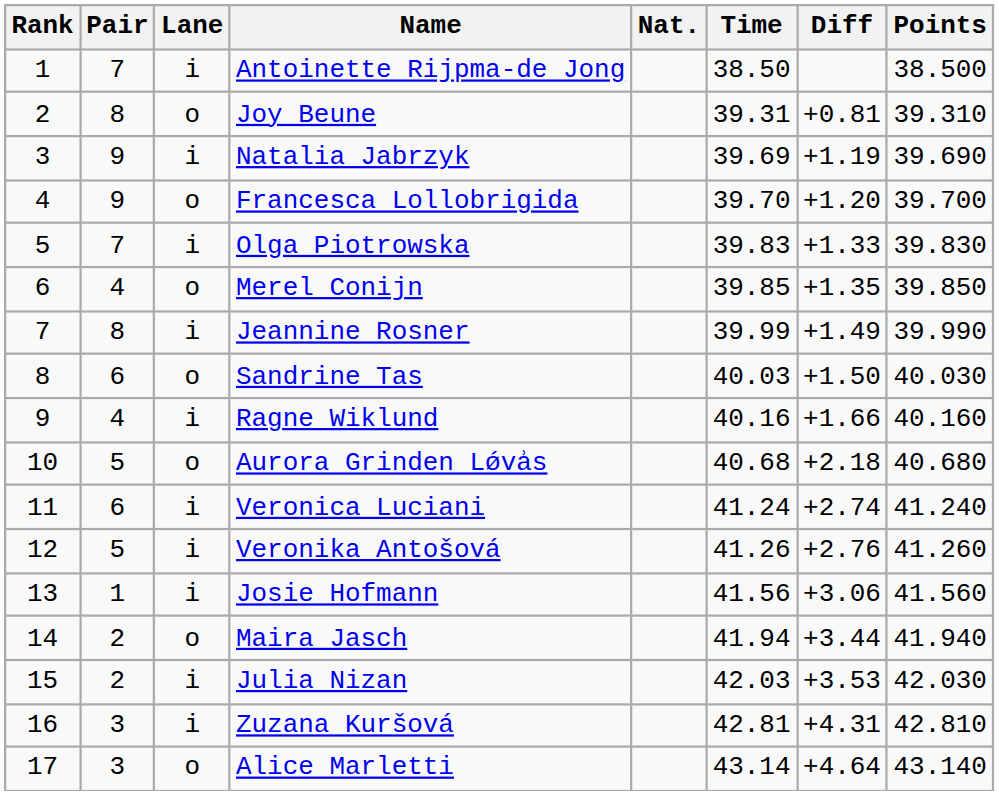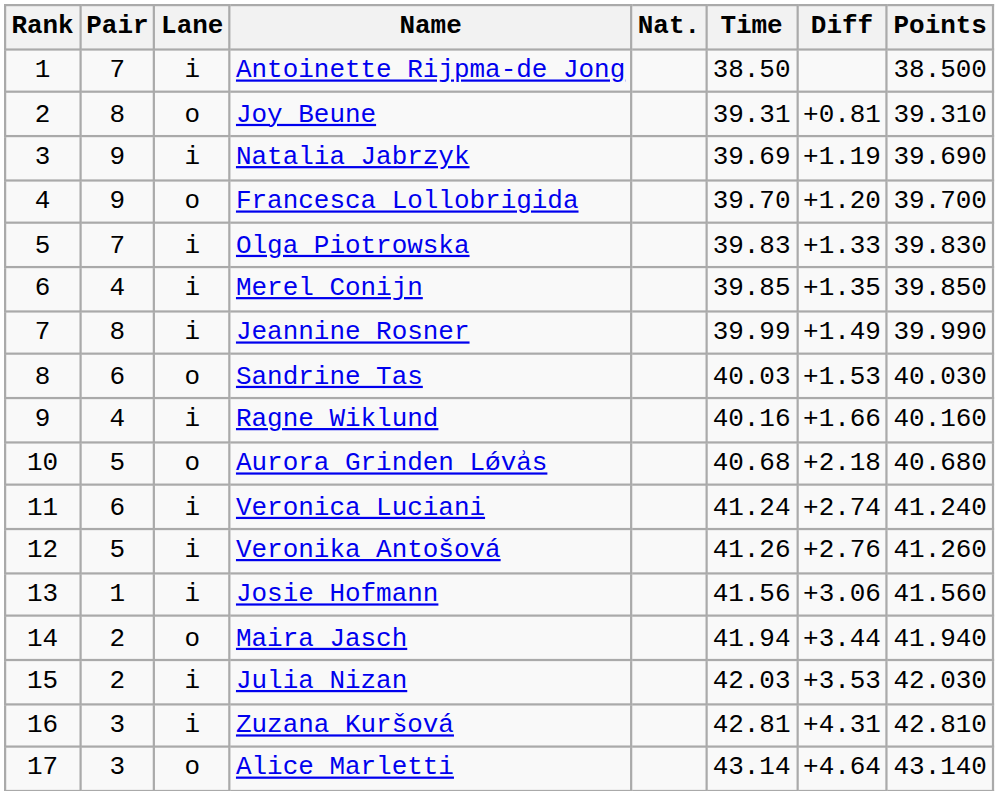(192, 288) o -> (192, 288) i
(842, 376) +1.50 -> (842, 376) +1.53
